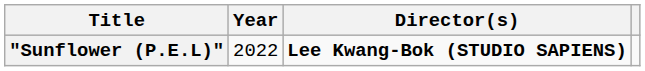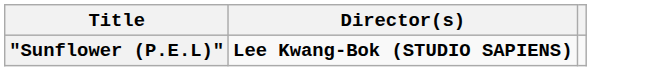- column: (256, 20)
